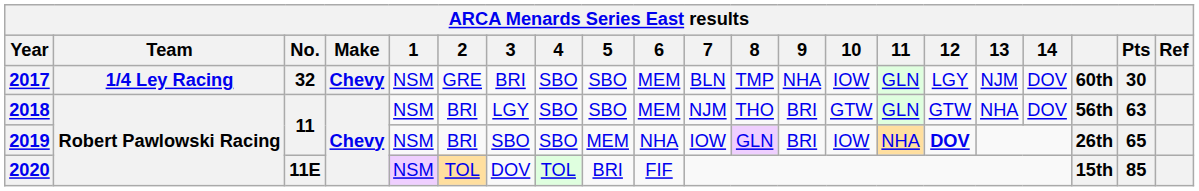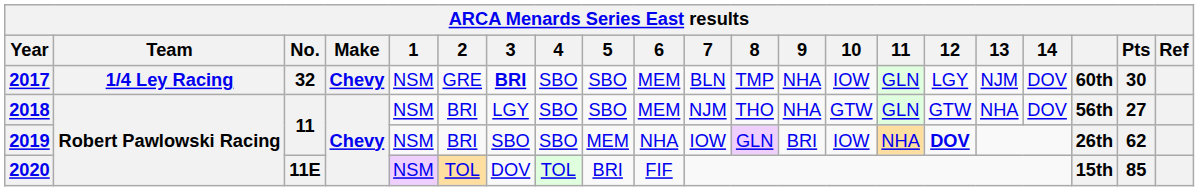(511, 80) normal -> (511, 80) bold
(802, 110) BRI -> (802, 110) NHA
(1136, 110) 63 -> (1136, 110) 27
(1136, 140) 65 -> (1136, 140) 62
